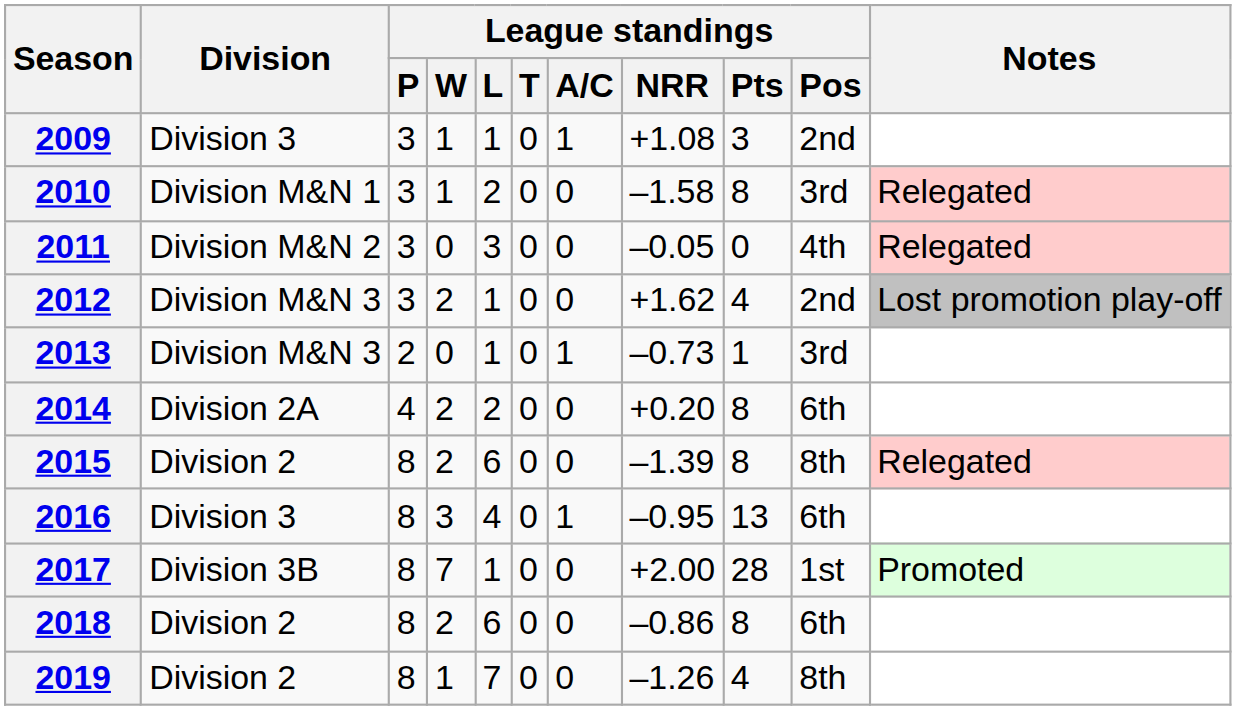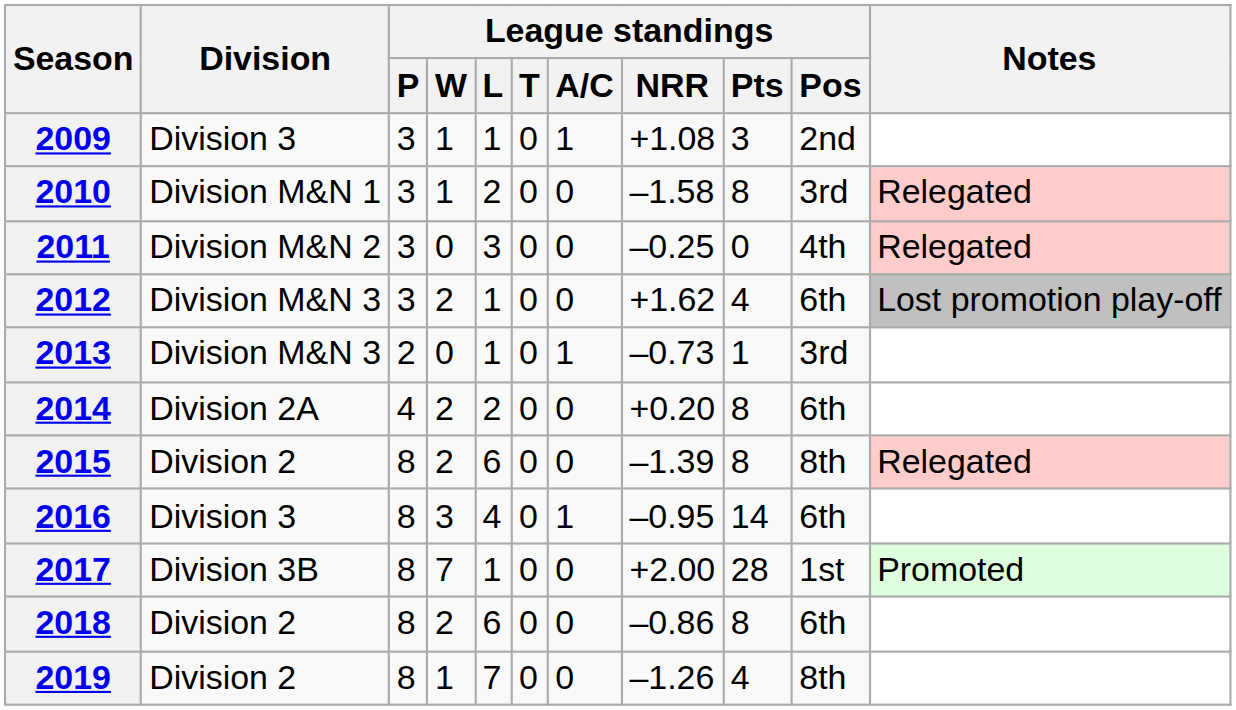(672, 246) –0.05 -> (672, 246) –0.25
(828, 300) 2nd -> (823, 300) 6th
(750, 515) 13 -> (750, 515) 14
